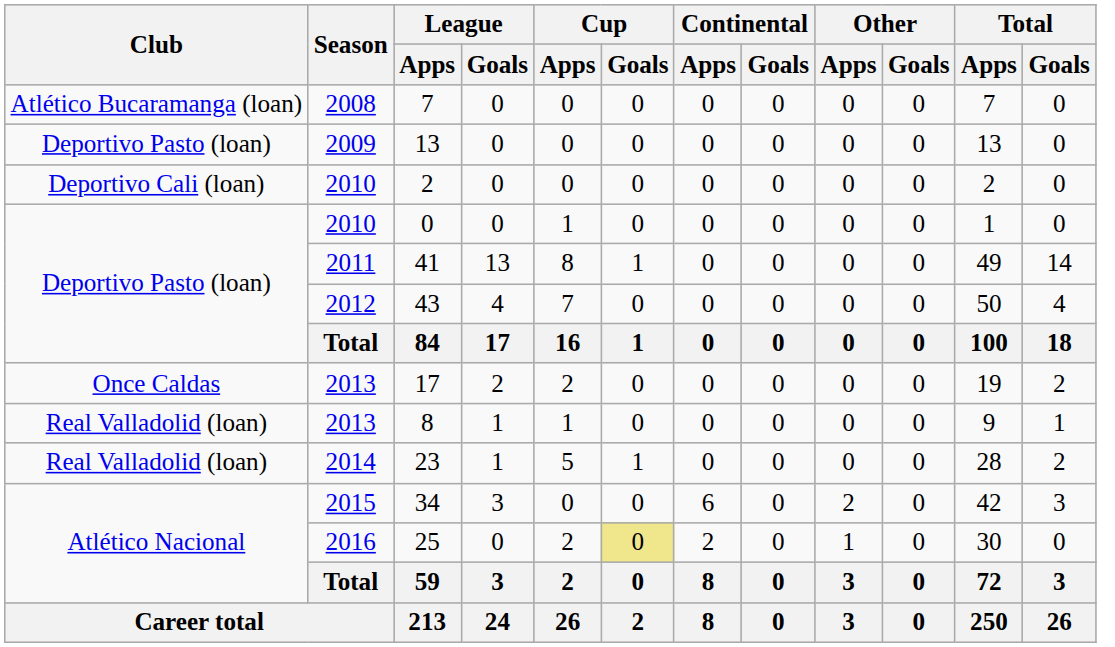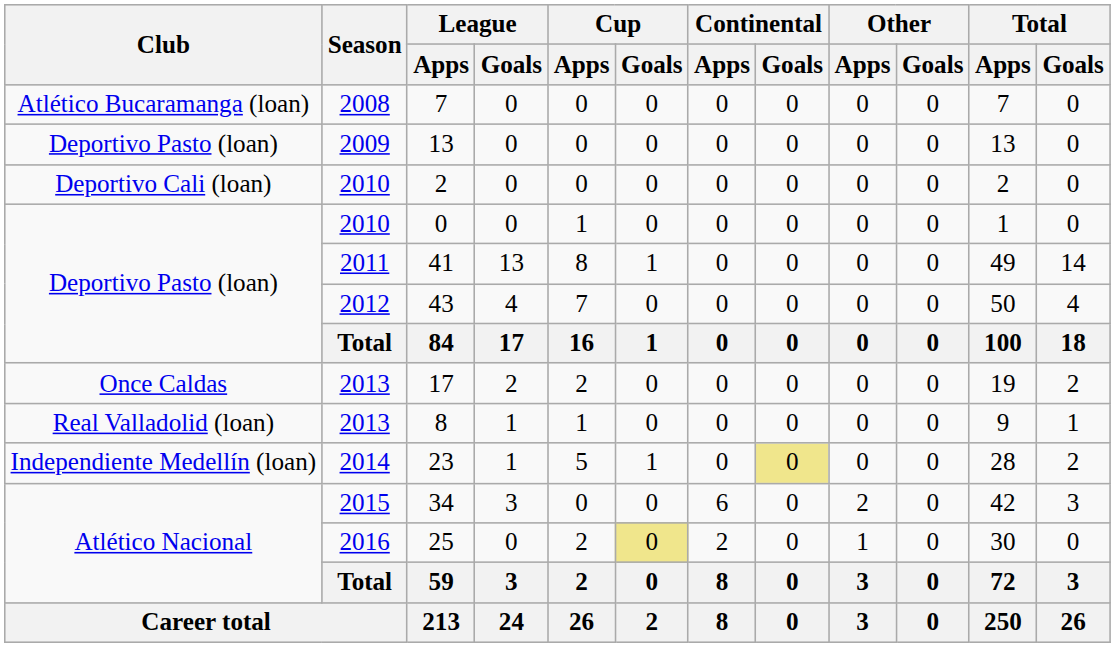(156, 462) Real Valladolid (loan) -> (163, 462) Independiente Medellín (loan)
(778, 462) no background -> (792, 462) khaki background
